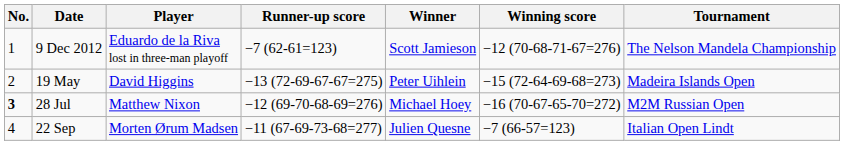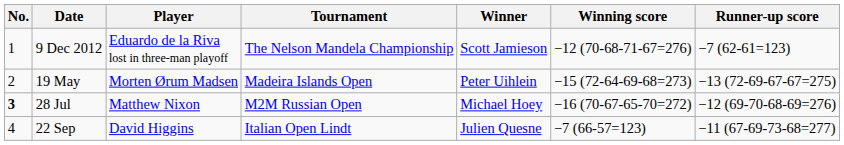columns swapped: (732, 16) <-> (314, 16)
(151, 81) David Higgins -> (174, 81) Morten Ørum Madsen
(174, 128) Morten Ørum Madsen -> (151, 128) David Higgins
